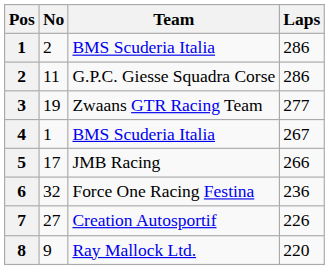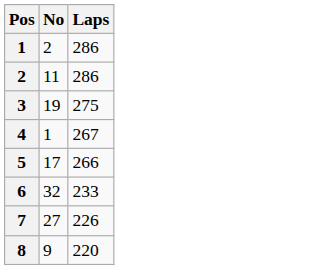- column: (174, 19)
(296, 105) 277 -> (86, 105) 275
(296, 192) 236 -> (86, 192) 233
